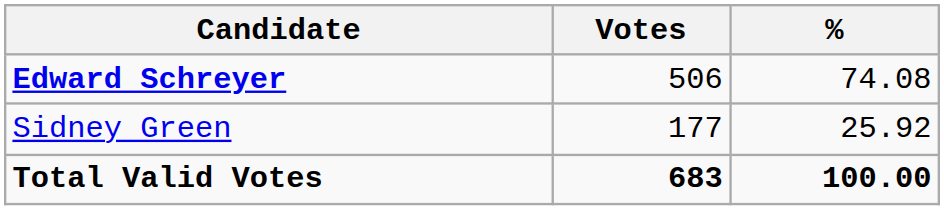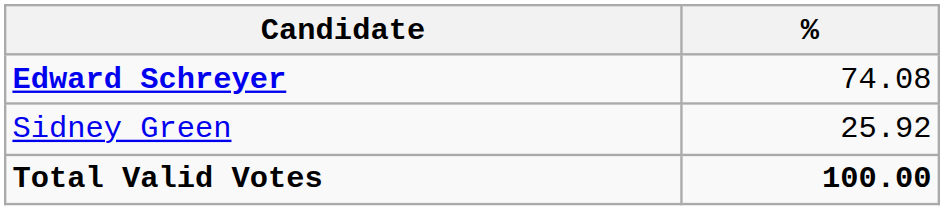- column: (641, 30)
